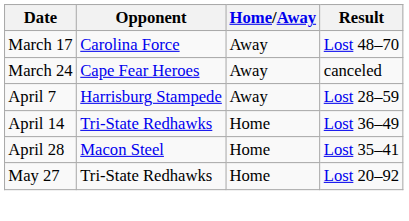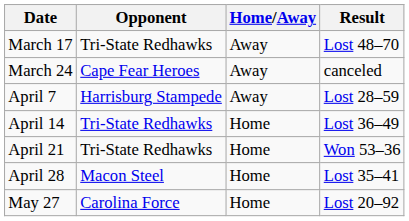(130, 44) Carolina Force -> (146, 44) Tri-State Redhawks
+ row: (36, 149)
(146, 176) Tri-State Redhawks -> (130, 202) Carolina Force
